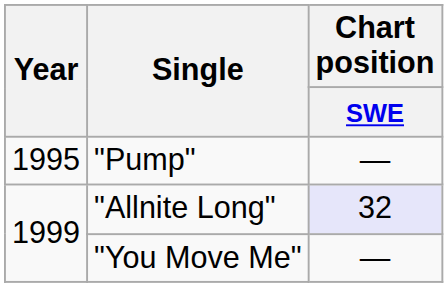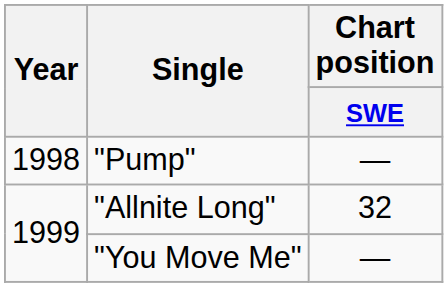(46, 160) 1995 -> (46, 160) 1998
(375, 208) lavender background -> (375, 208) no background
